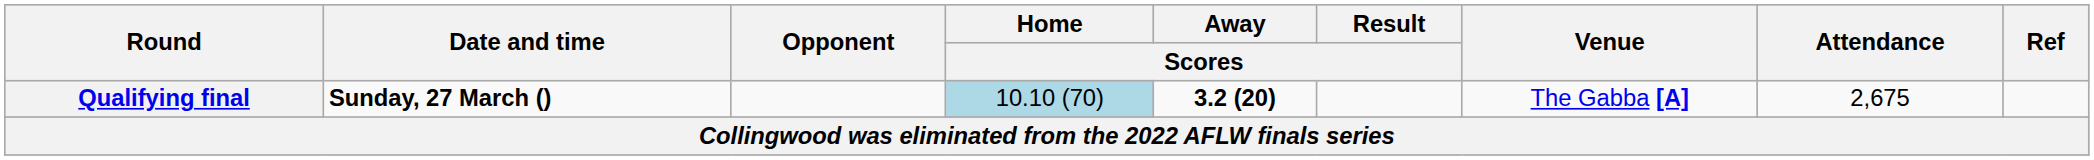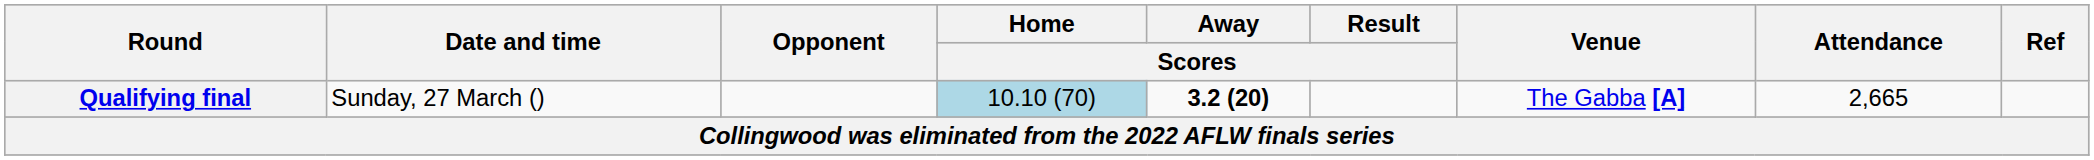(440, 99) bold -> (438, 99) normal
(1880, 99) 2,675 -> (1878, 99) 2,665
